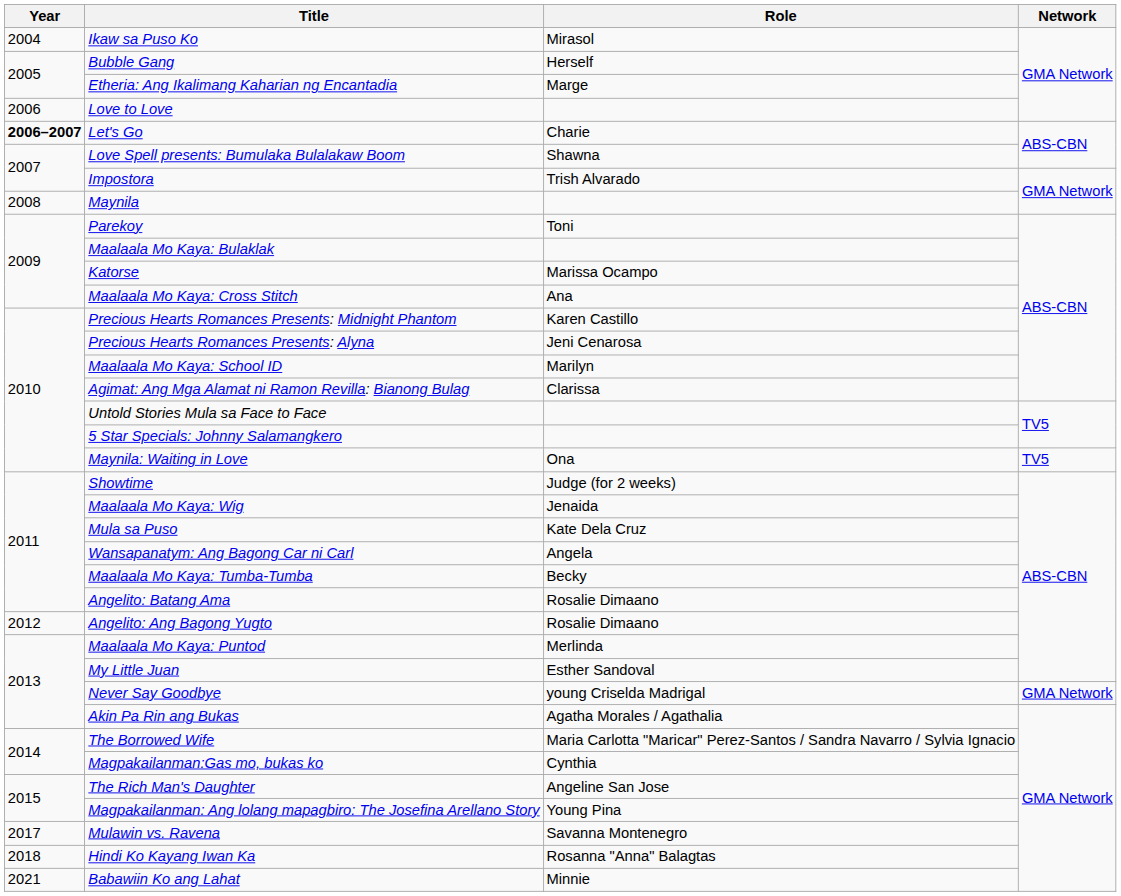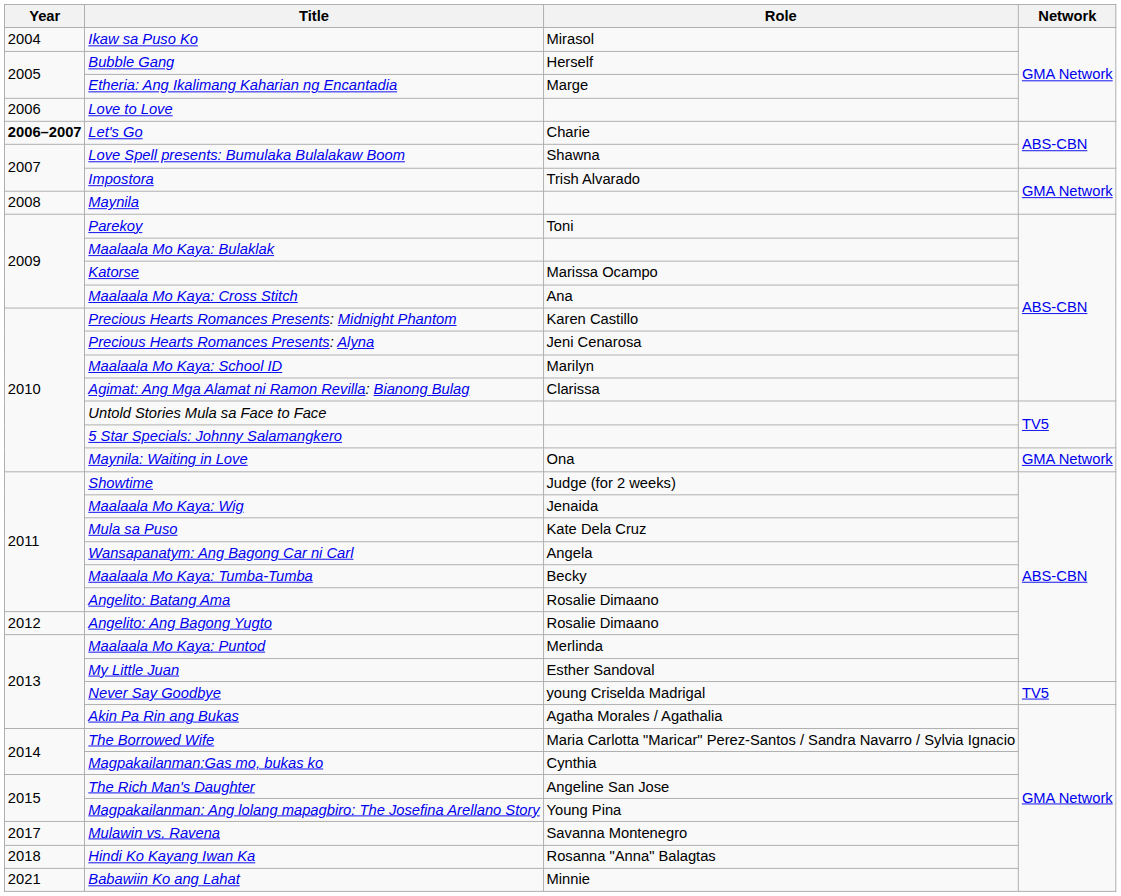(1035, 459) TV5 -> (1067, 459) GMA Network
(1067, 693) GMA Network -> (1035, 693) TV5
